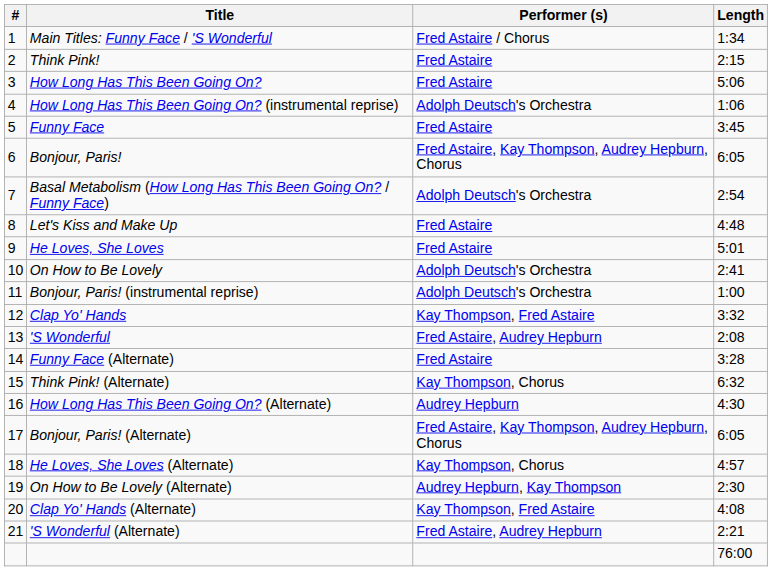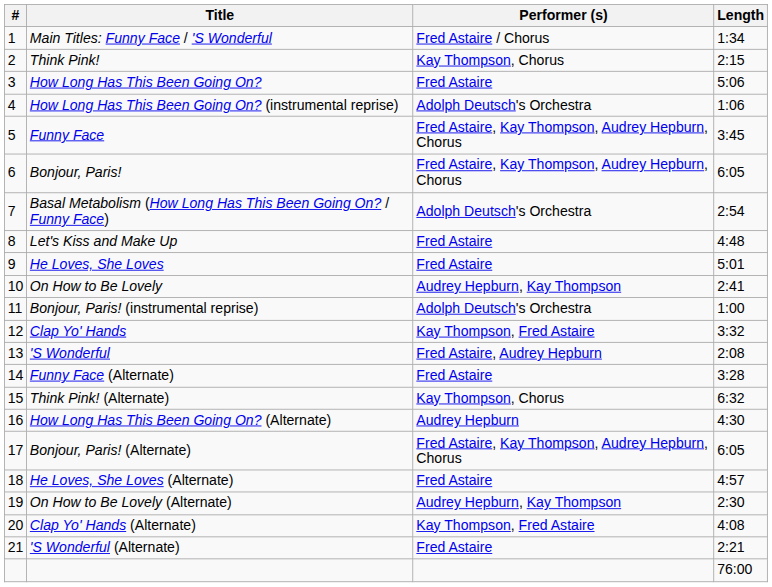(454, 60) Fred Astaire -> (490, 60) Kay Thompson, Chorus
(454, 127) Fred Astaire -> (562, 135) Fred Astaire, Kay Thompson, Audrey Hepburn, Chorus
(504, 270) Adolph Deutsch's Orchestra -> (519, 286) Audrey Hepburn, Kay Thompson
(490, 465) Kay Thompson, Chorus -> (454, 480) Fred Astaire
(509, 532) Fred Astaire, Audrey Hepburn -> (454, 547) Fred Astaire
